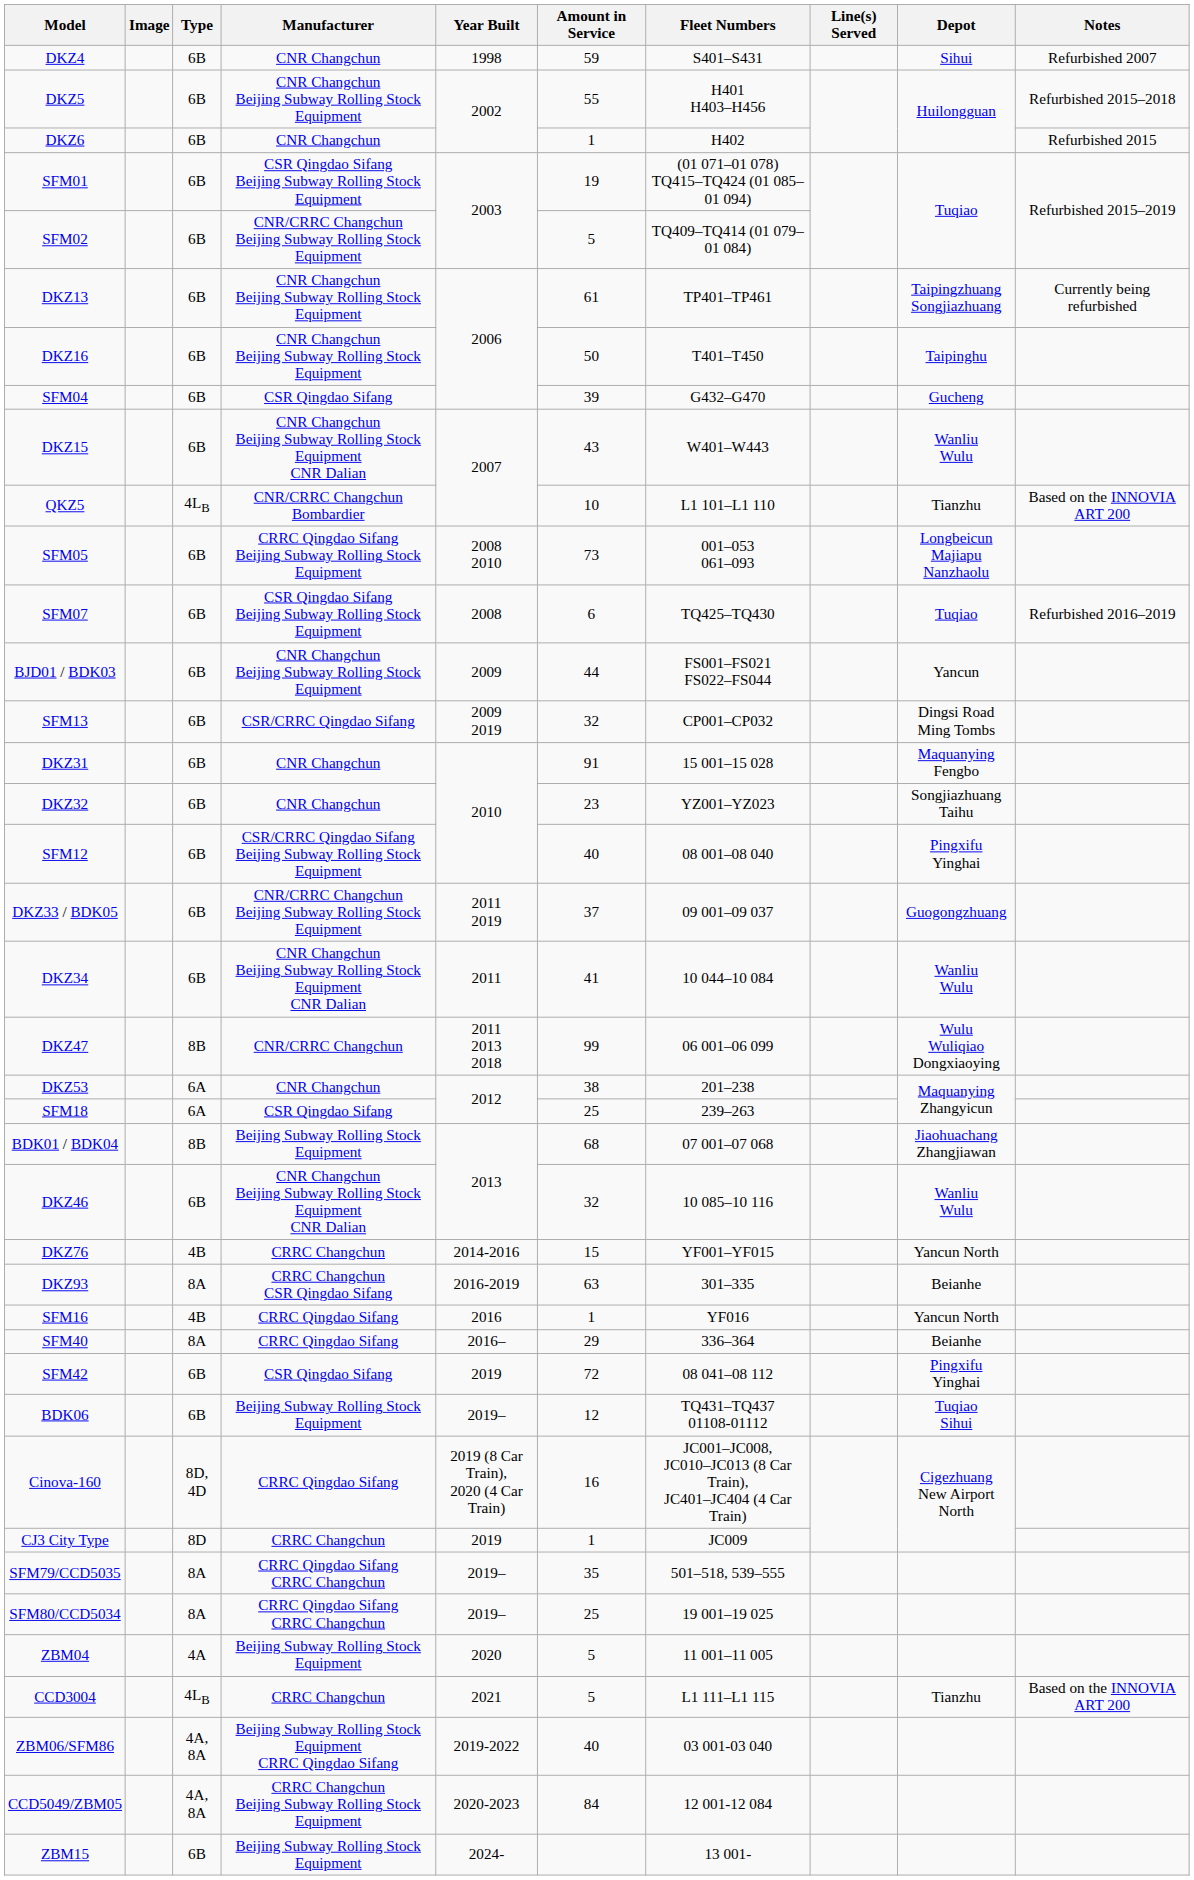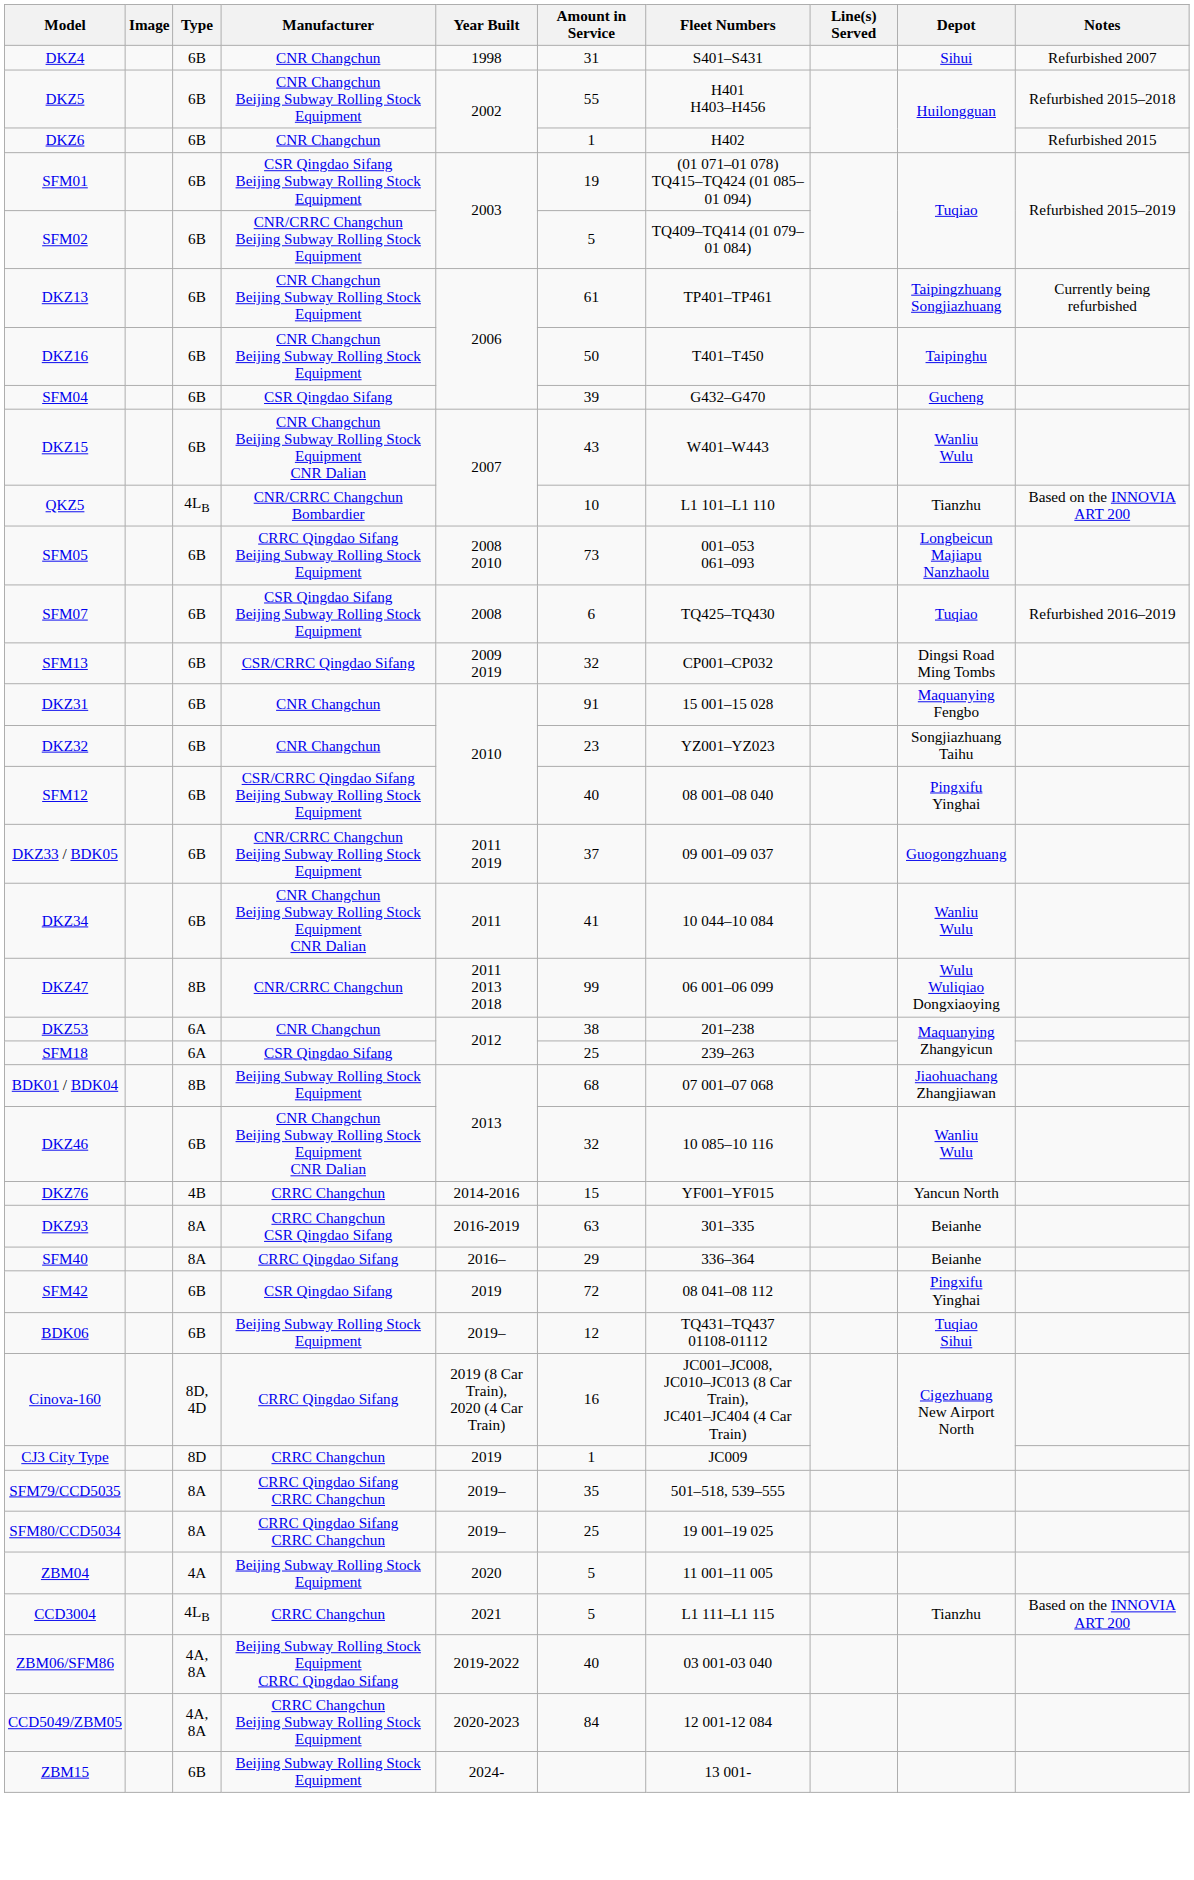(591, 57) 59 -> (591, 57) 31
- row: (65, 671)
- row: (65, 1317)
